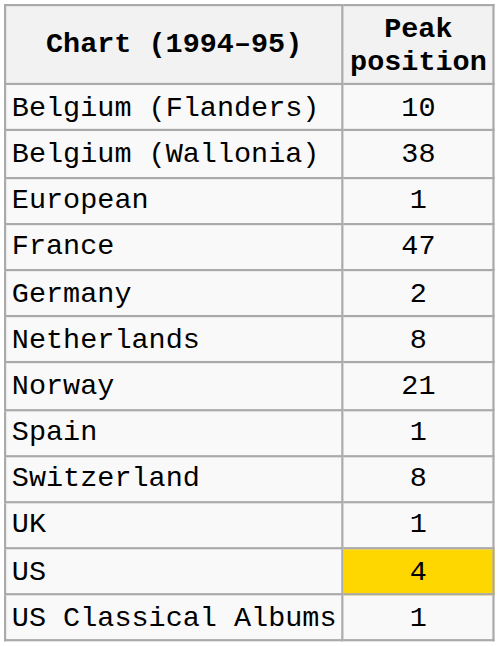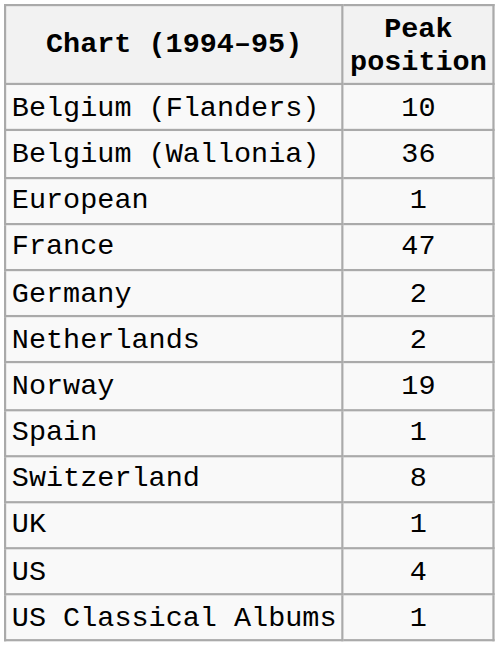(418, 154) 38 -> (418, 154) 36
(418, 340) 8 -> (418, 340) 2
(418, 386) 21 -> (418, 386) 19
(418, 572) gold background -> (418, 572) no background
